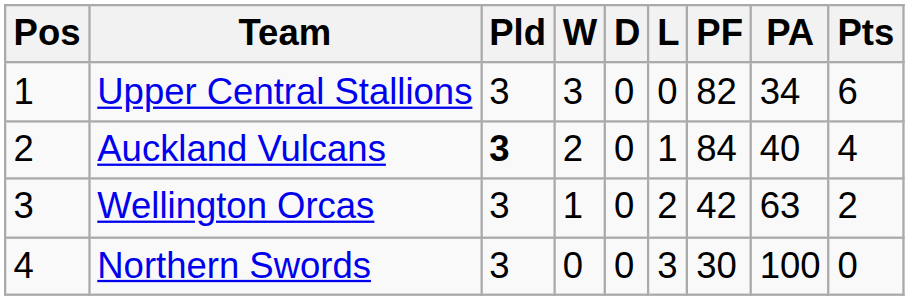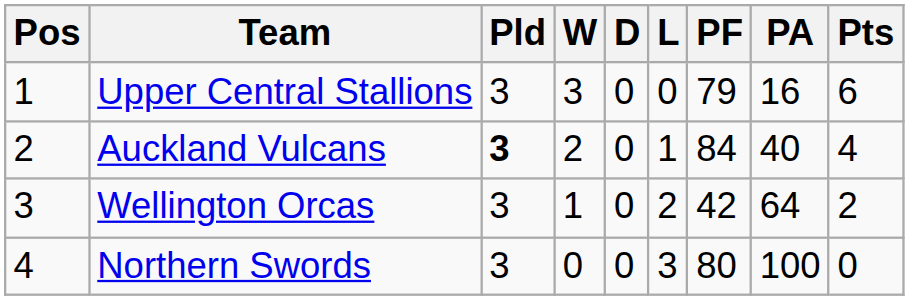(717, 91) 82 -> (717, 91) 79
(780, 91) 34 -> (780, 91) 16
(780, 206) 63 -> (780, 206) 64
(717, 264) 30 -> (717, 264) 80
